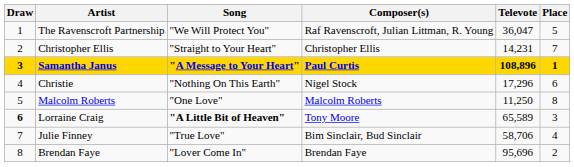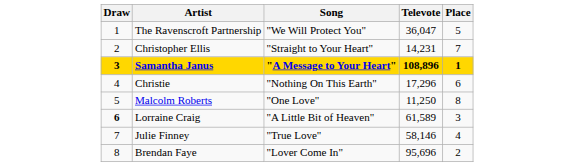- column: (399, 13)
(227, 118) bold -> (320, 118) normal
(518, 118) 65,589 -> (421, 118) 61,589
(518, 135) 58,706 -> (421, 135) 58,146
